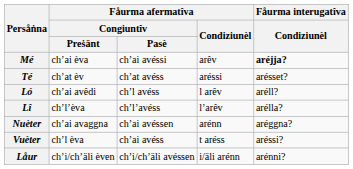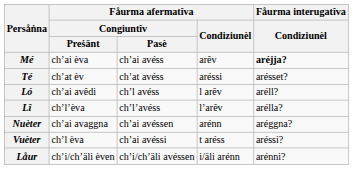(143, 60) ch’ai avéssi -> (141, 60) ch’ai avéss
(141, 140) ch’ai avéss -> (143, 140) ch’ai avéssi
